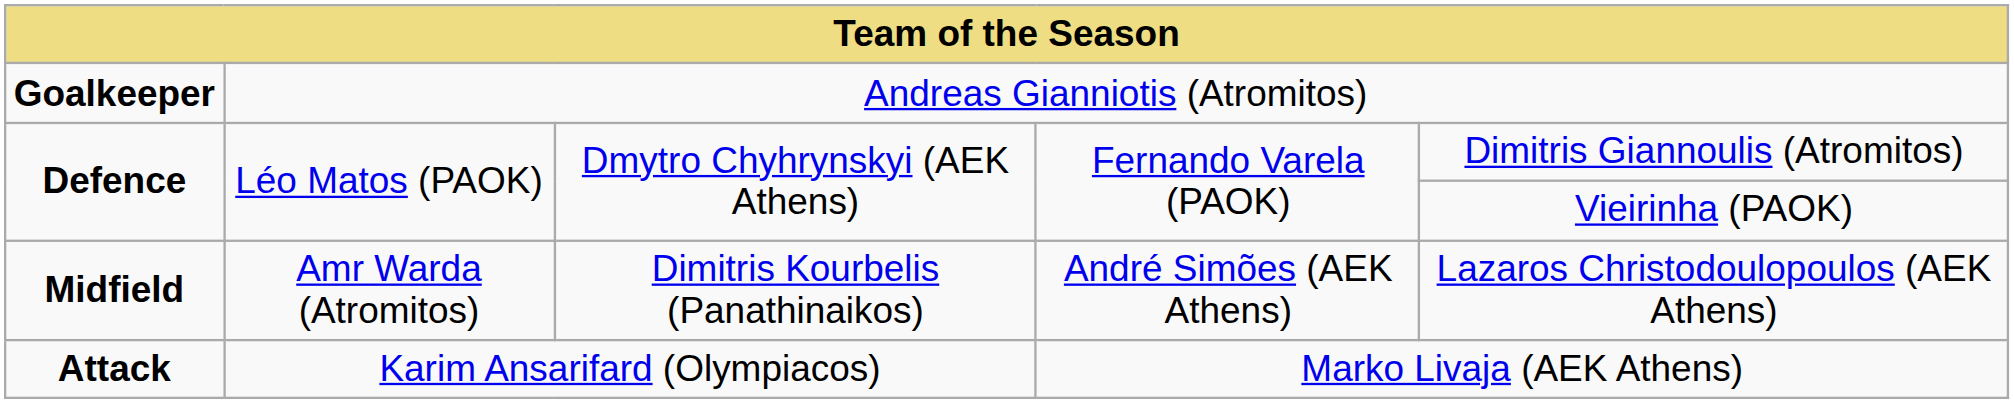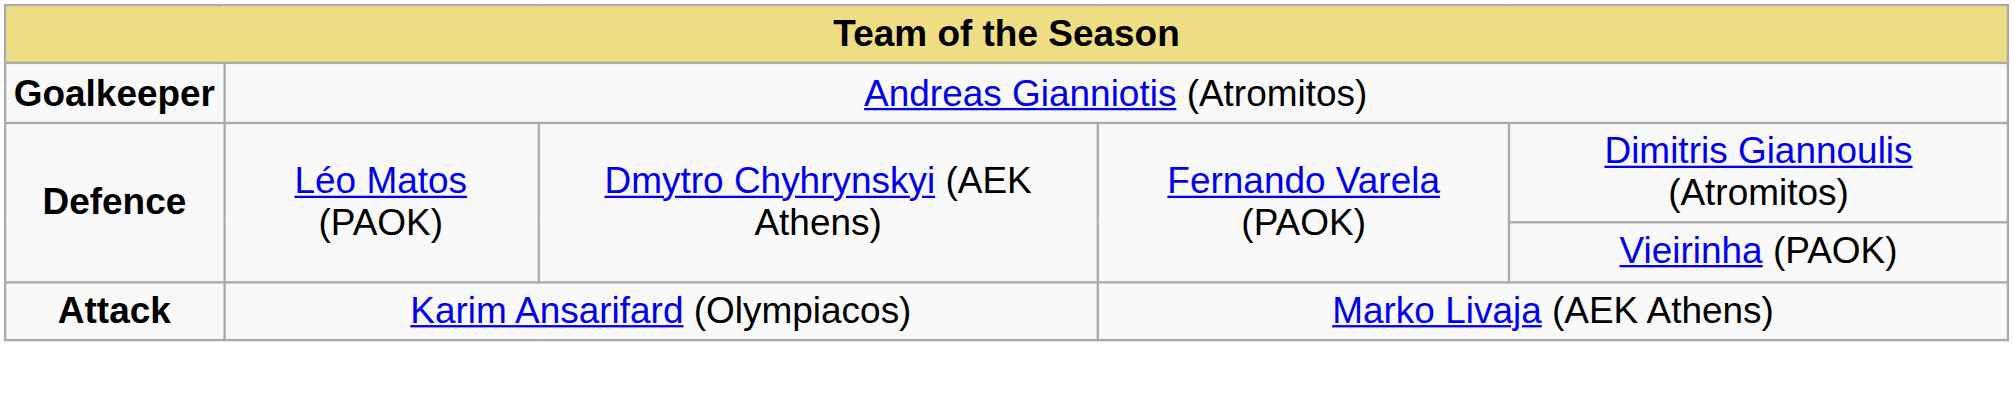- row: (114, 289)
